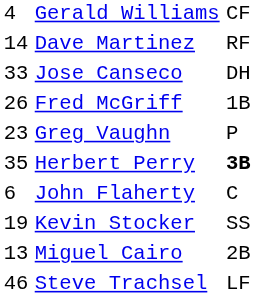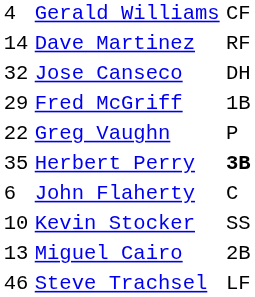(16, 74) 33 -> (16, 74) 32
(16, 104) 26 -> (16, 104) 29
(16, 134) 23 -> (16, 134) 22
(16, 224) 19 -> (16, 224) 10
